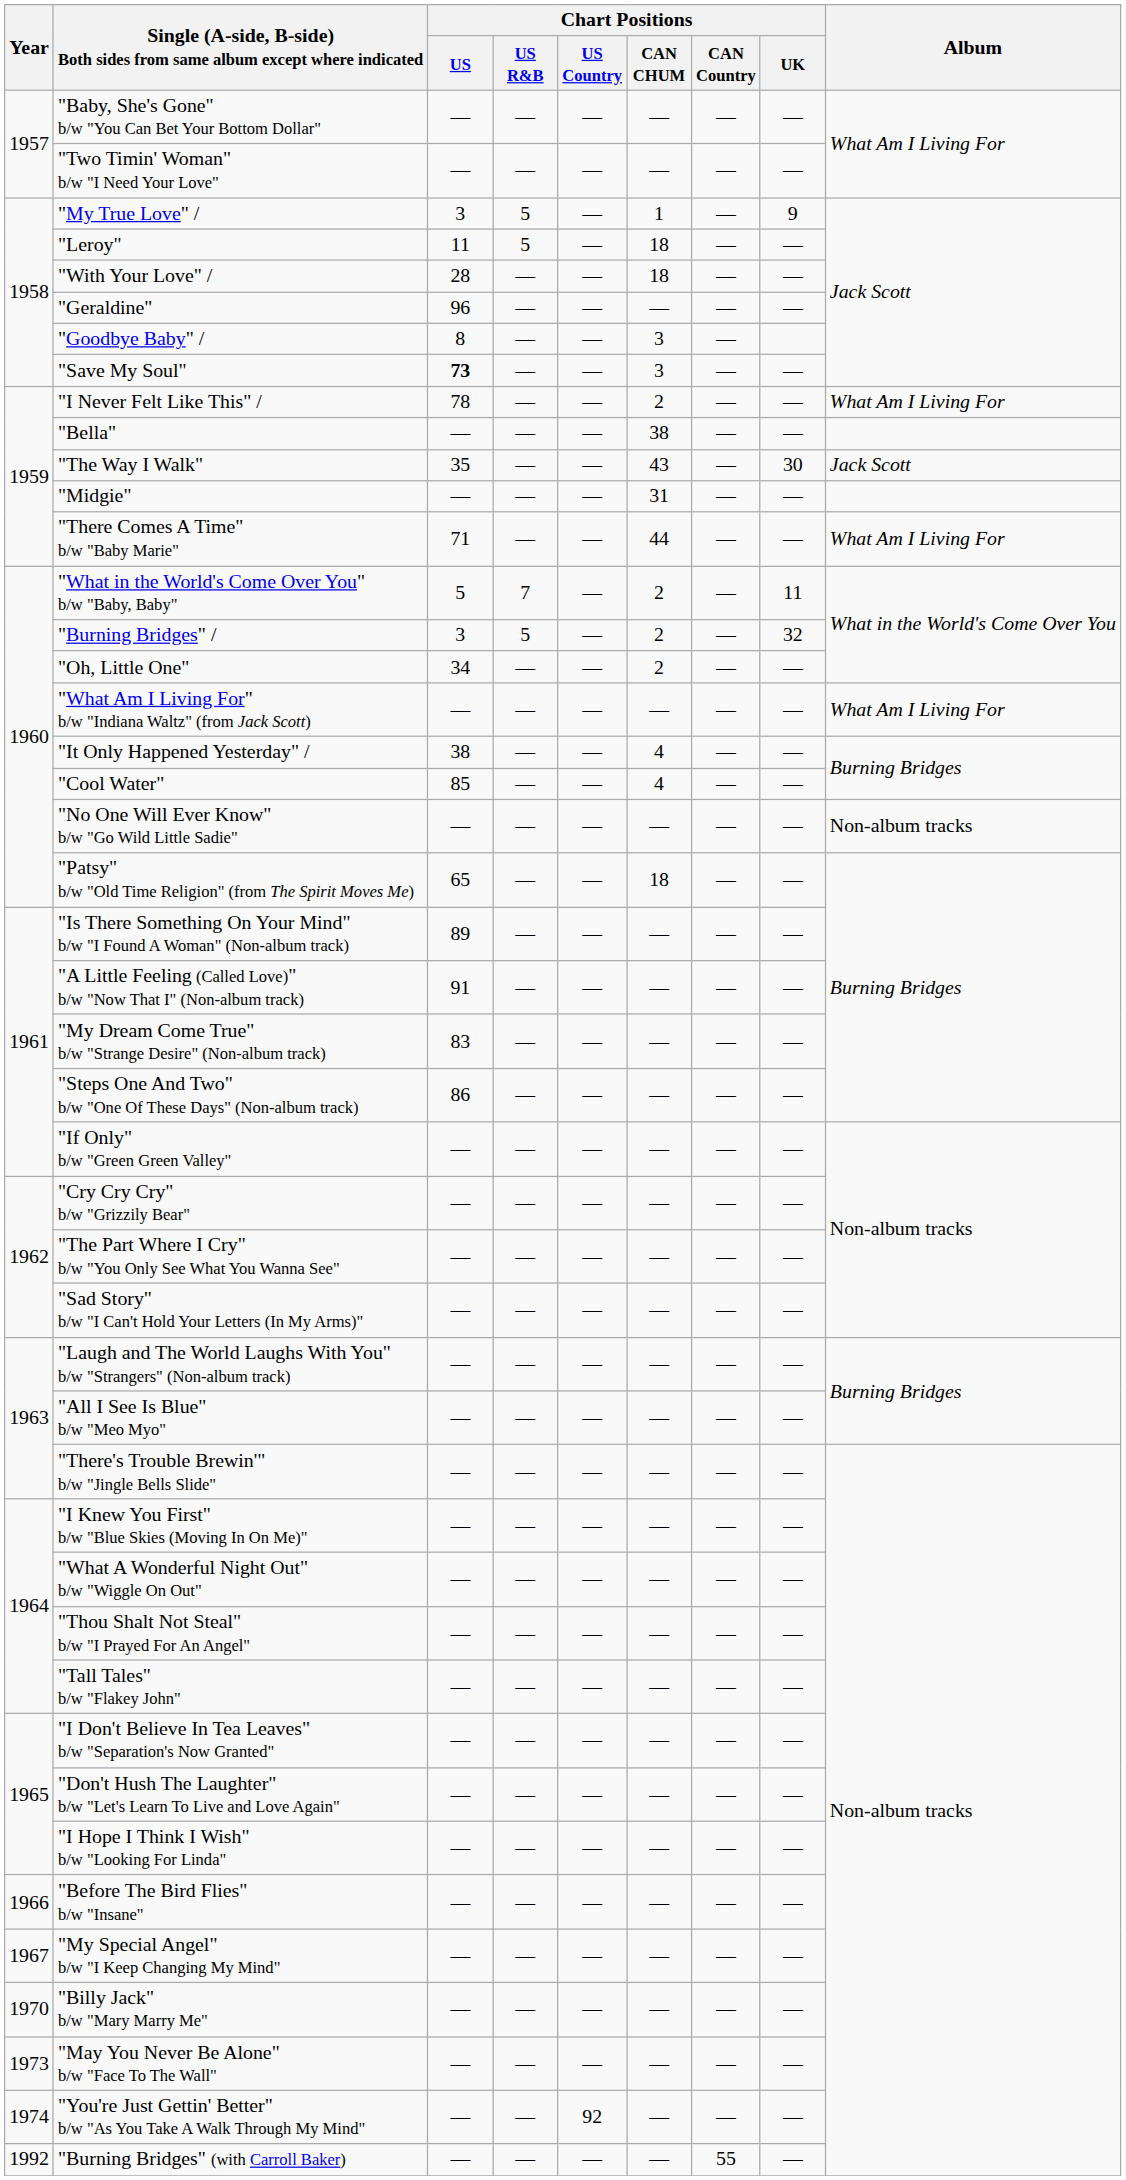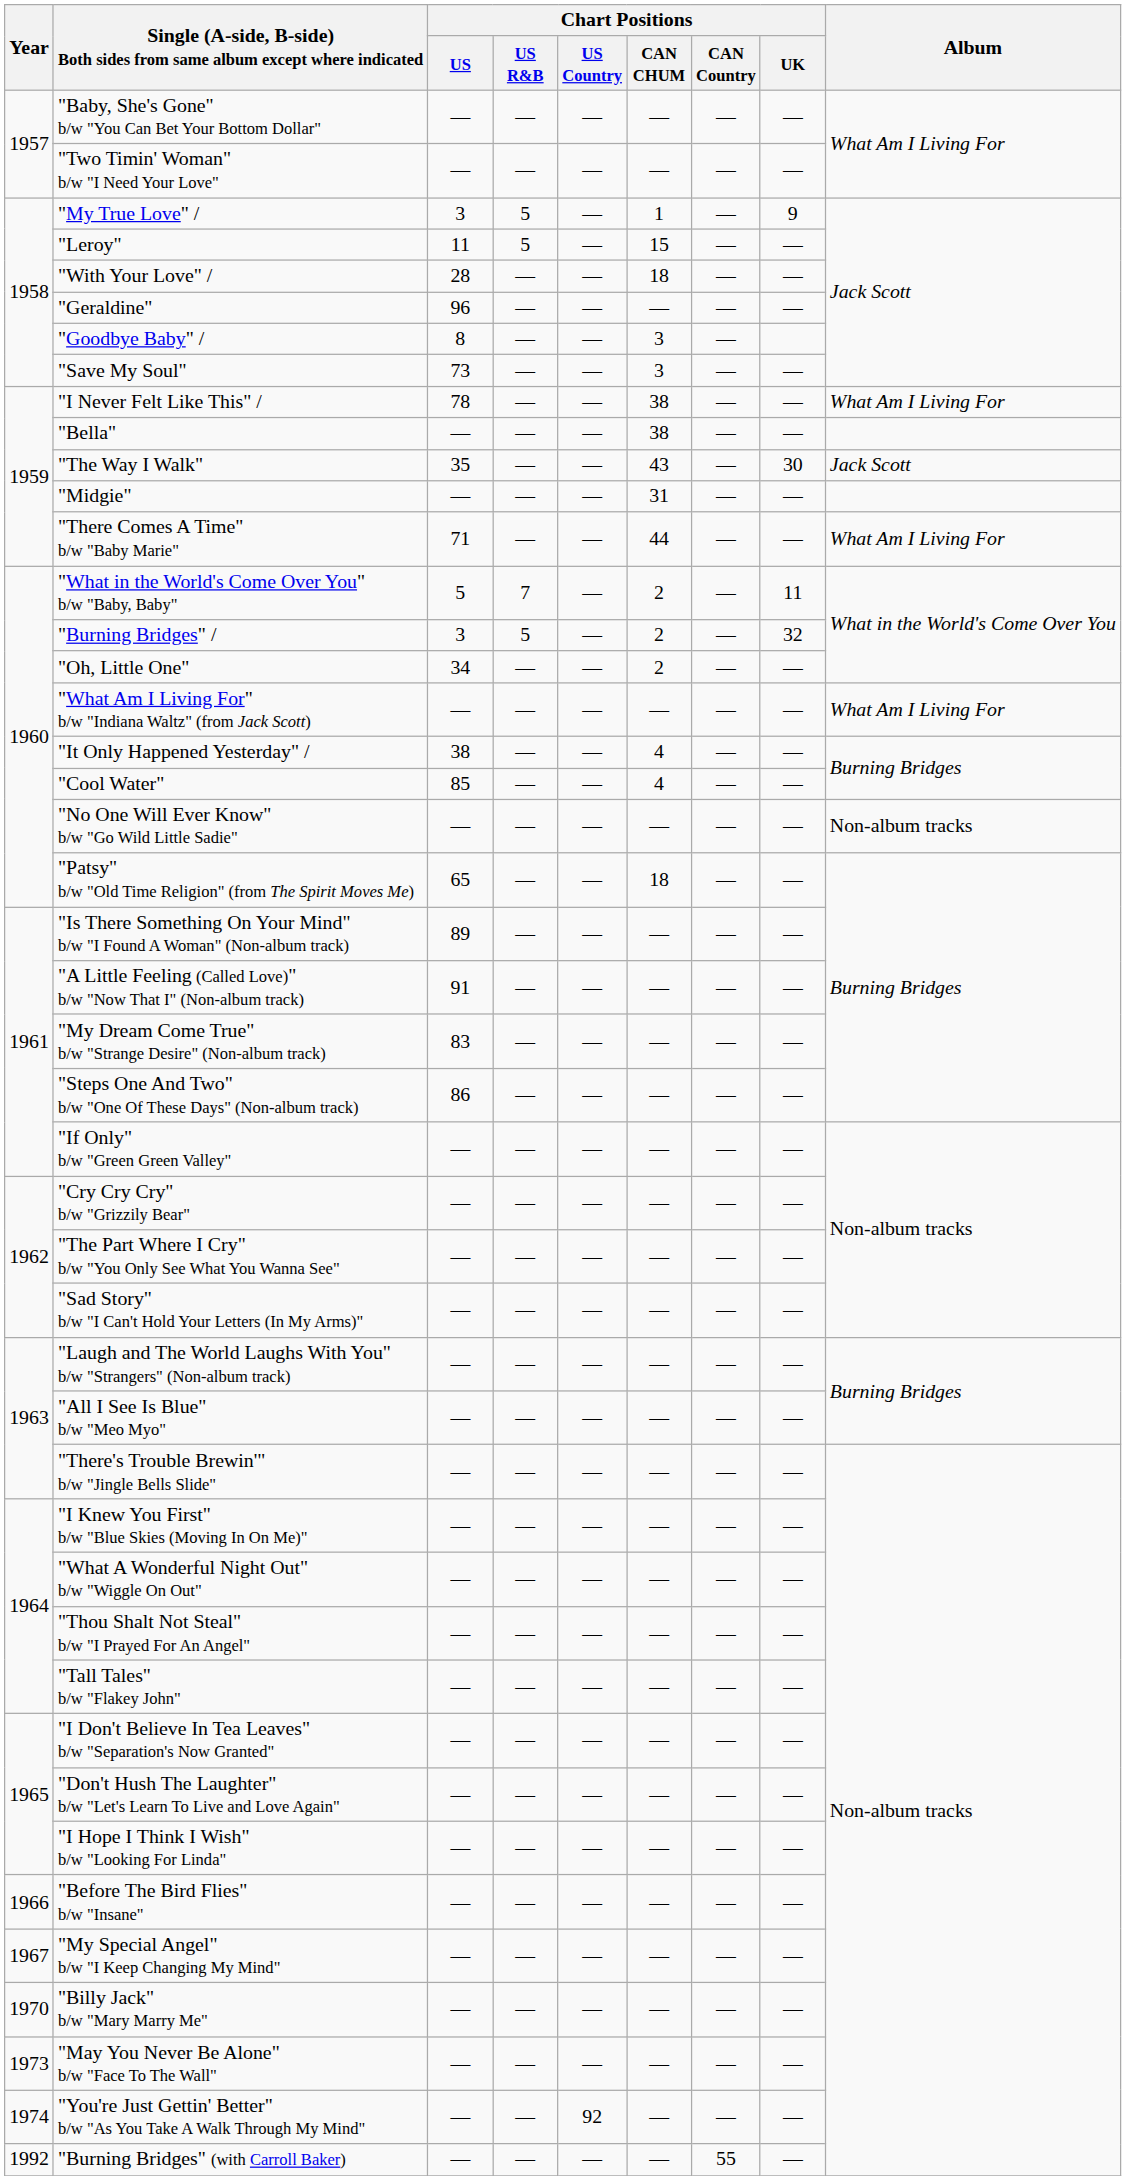(659, 244) 18 -> (659, 244) 15
(460, 370) bold -> (460, 370) normal
(659, 401) 2 -> (659, 401) 38
